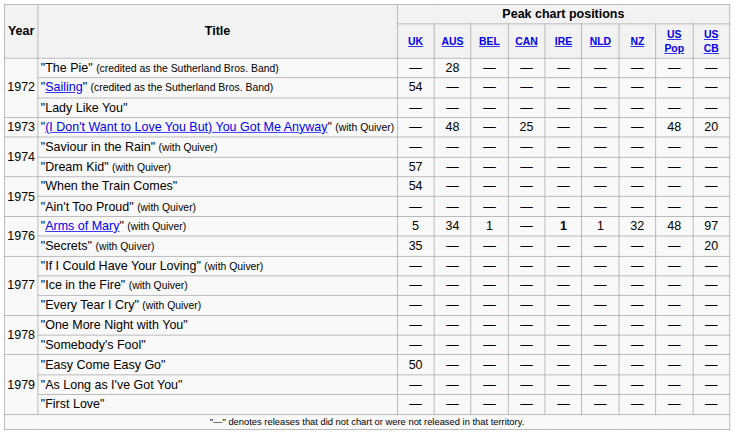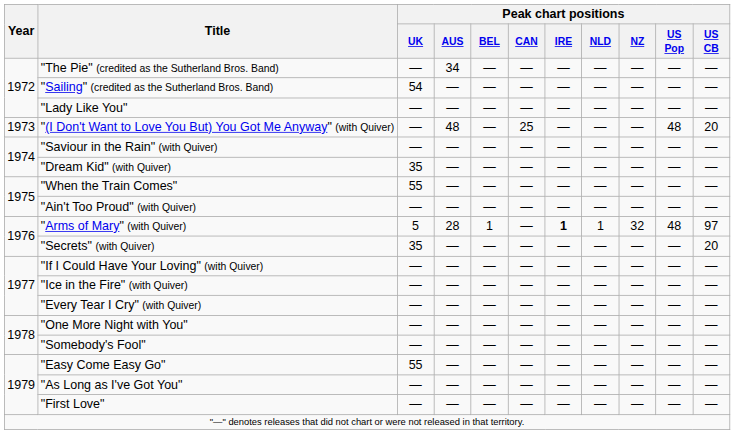(453, 68) 28 -> (453, 68) 34
(416, 166) 57 -> (416, 166) 35
(416, 186) 54 -> (416, 186) 55
(453, 226) 34 -> (453, 226) 28
(416, 364) 50 -> (416, 364) 55
